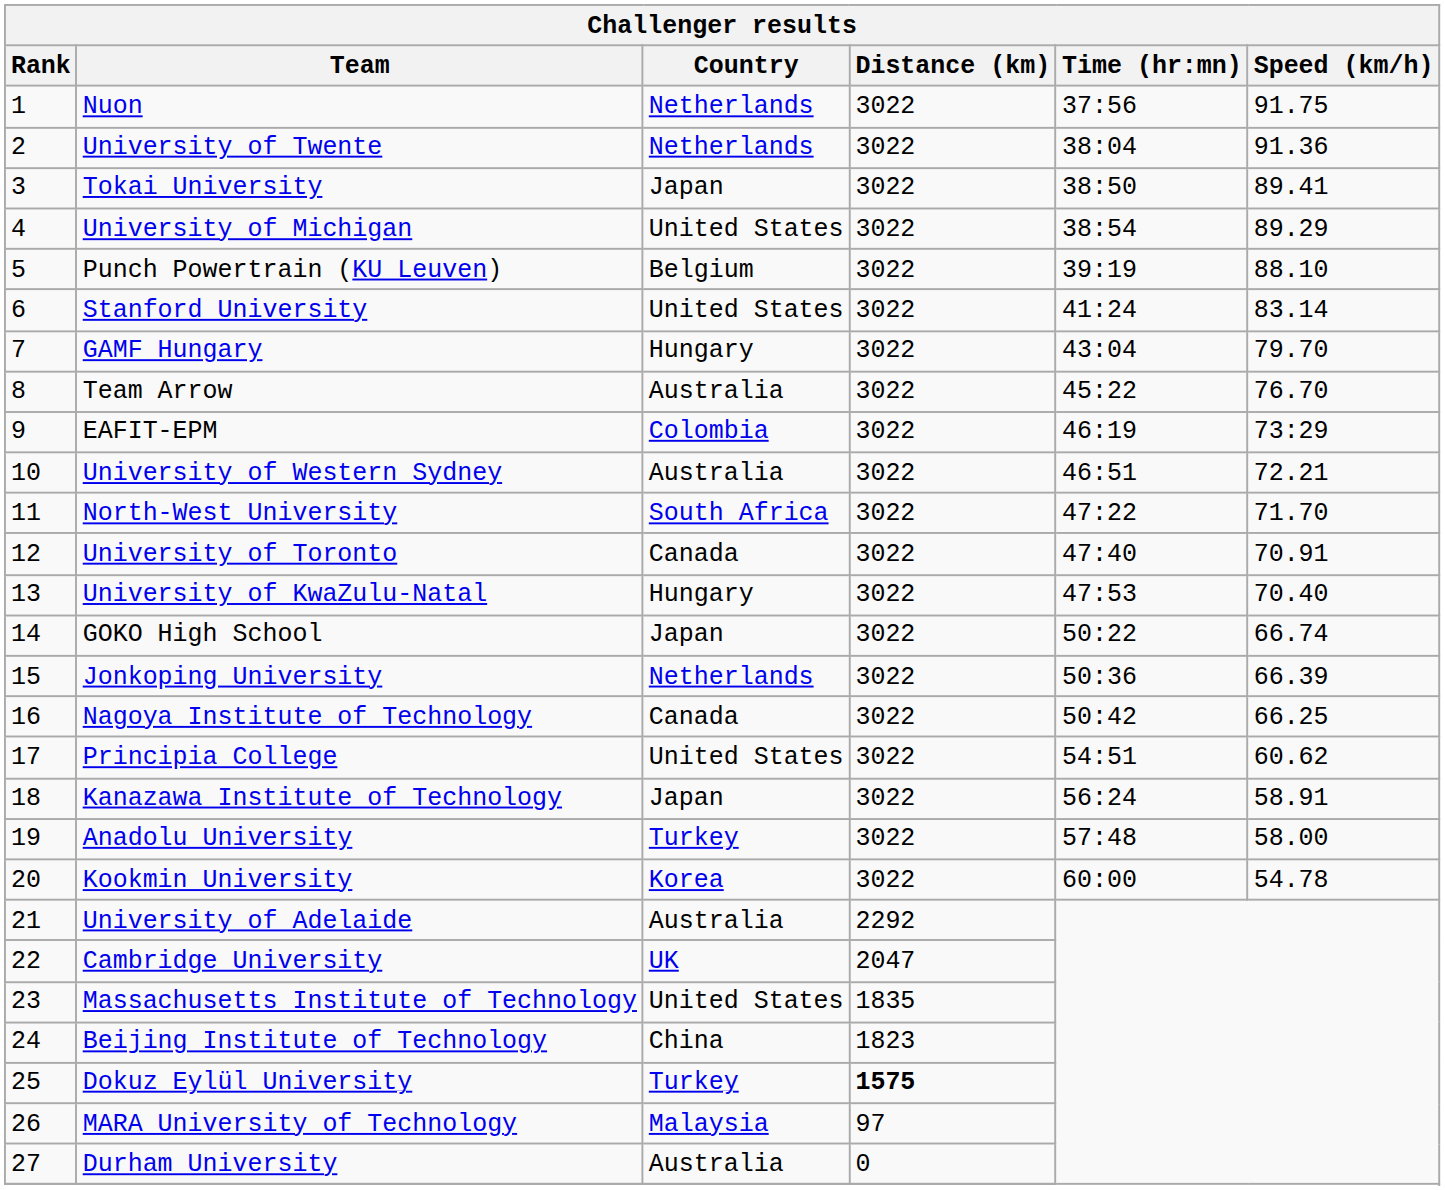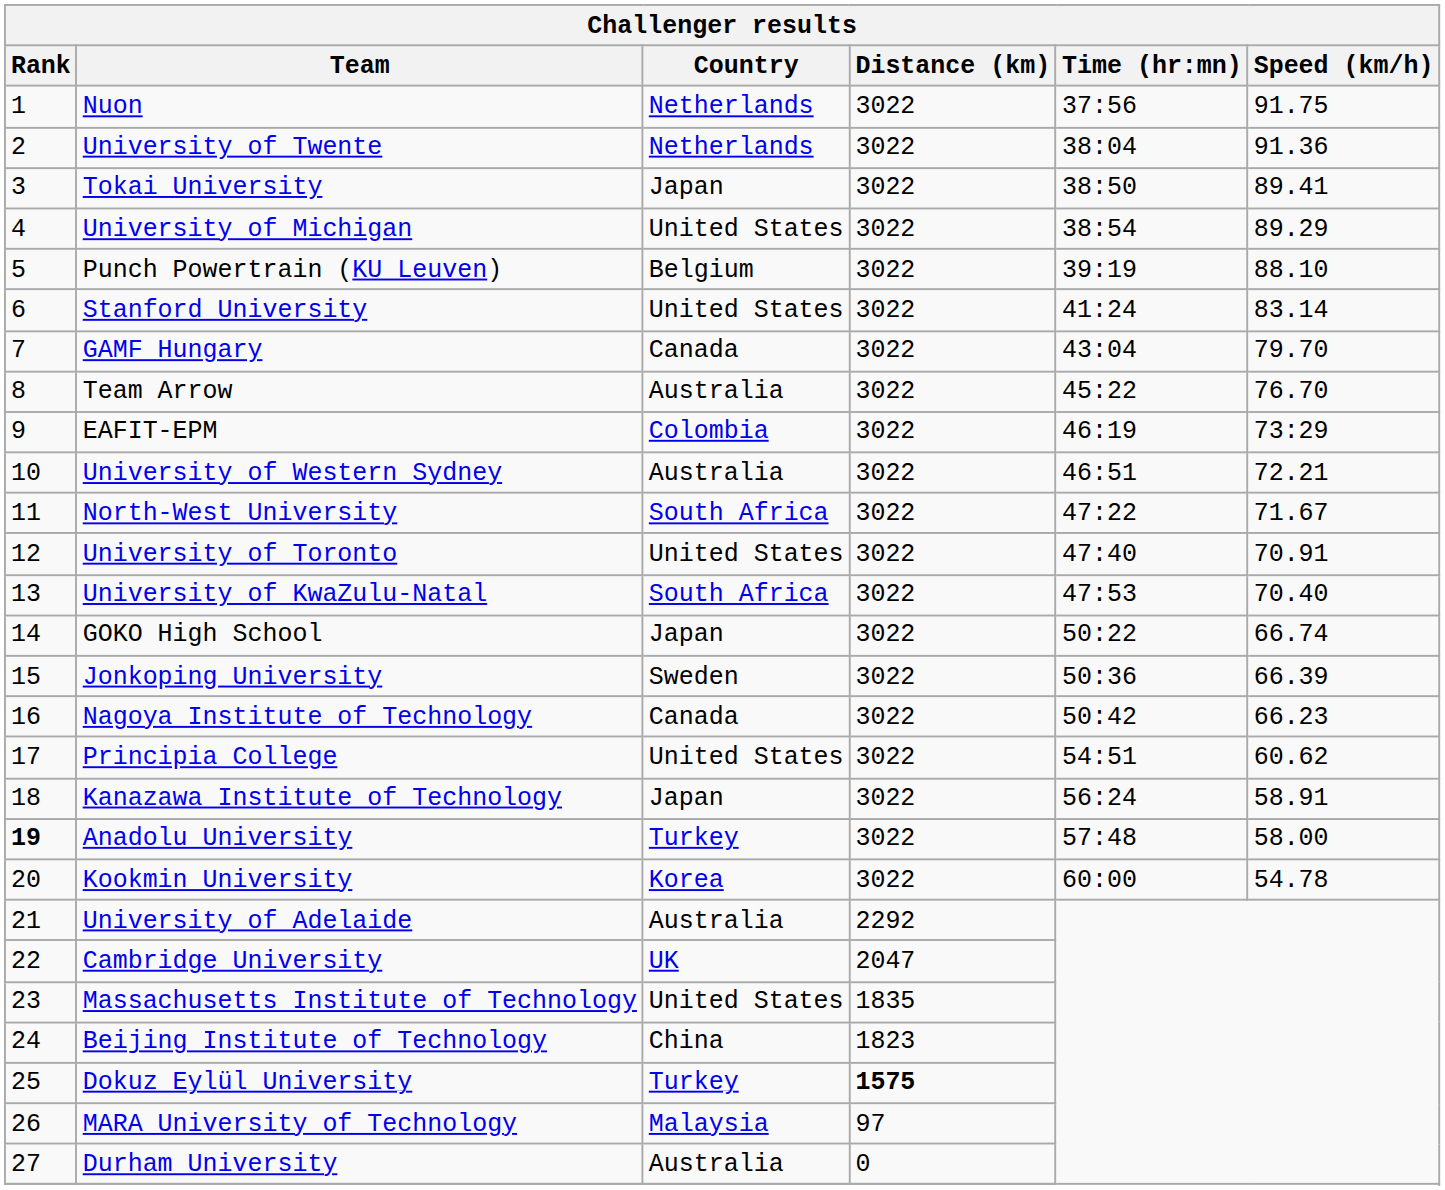(701, 351) Hungary -> (694, 351) Canada
(1291, 513) 71.70 -> (1291, 513) 71.67
(694, 554) Canada -> (746, 554) United States
(701, 595) Hungary -> (739, 595) South Africa
(731, 676) Netherlands -> (694, 676) Sweden
(1291, 717) 66.25 -> (1291, 717) 66.23
(26, 839) normal -> (26, 839) bold
